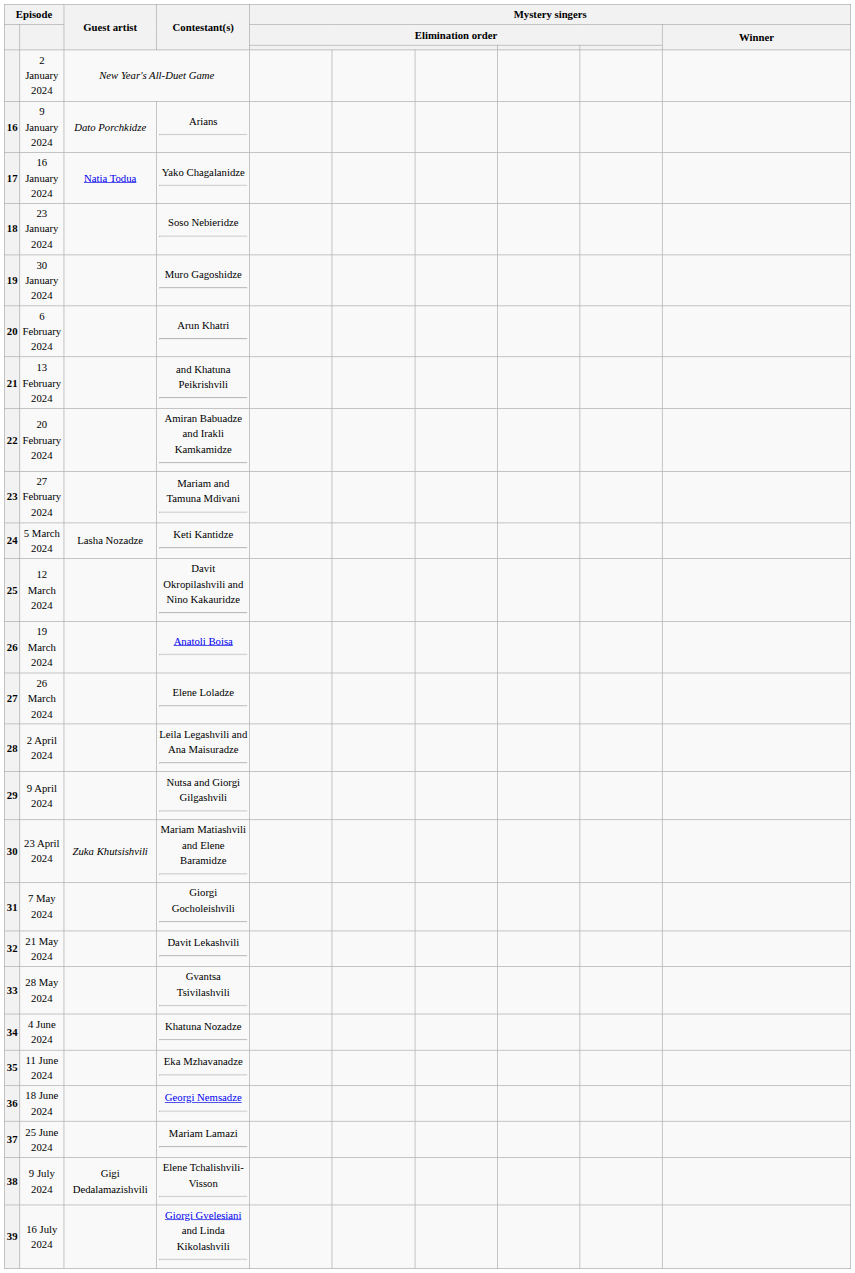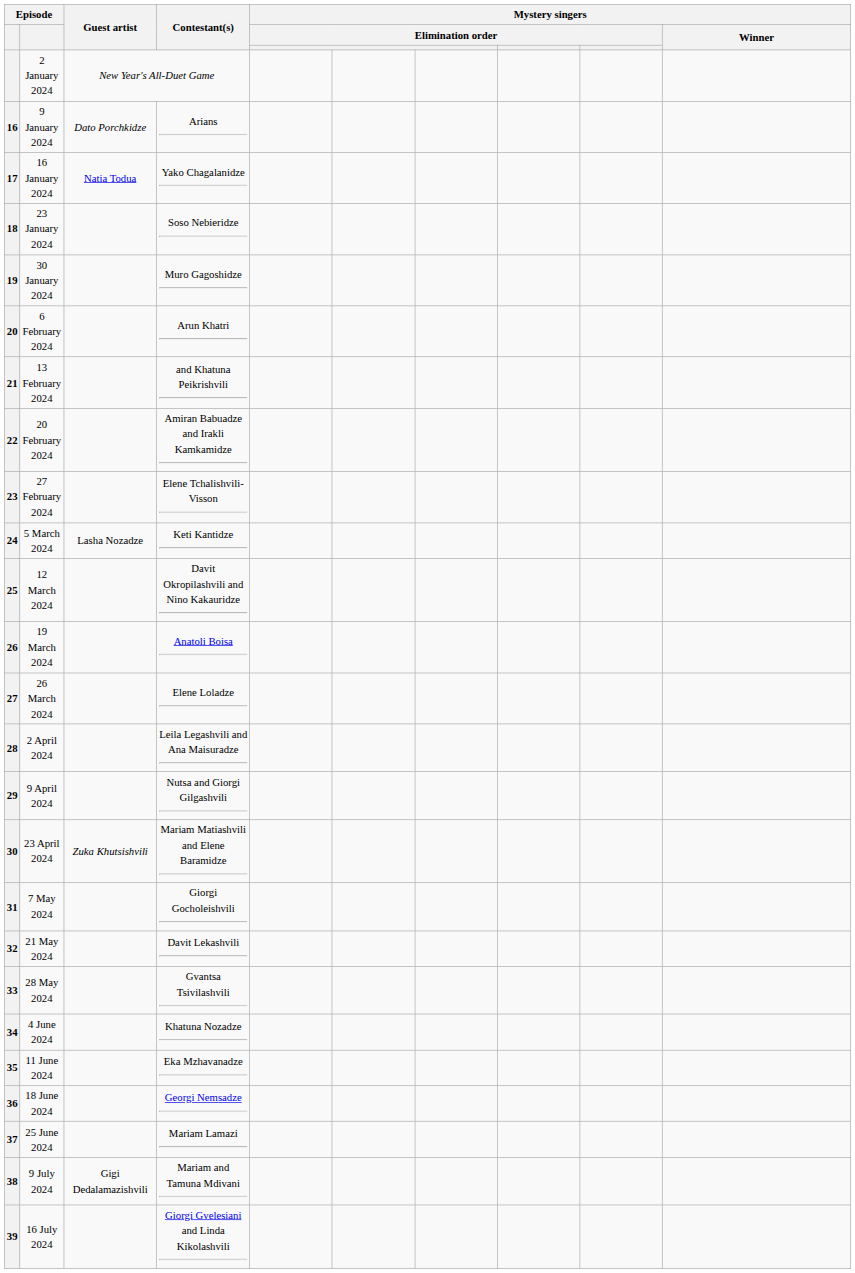(203, 495) Mariam and Tamuna Mdivani -> (203, 495) Elene Tchalishvili-Visson
(203, 1179) Elene Tchalishvili-Visson -> (203, 1179) Mariam and Tamuna Mdivani
